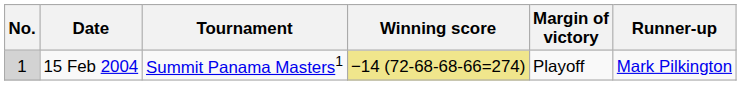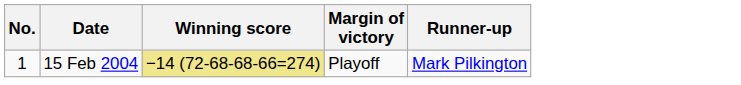- column: (245, 28)
(22, 65) lightgrey background -> (22, 64) no background
